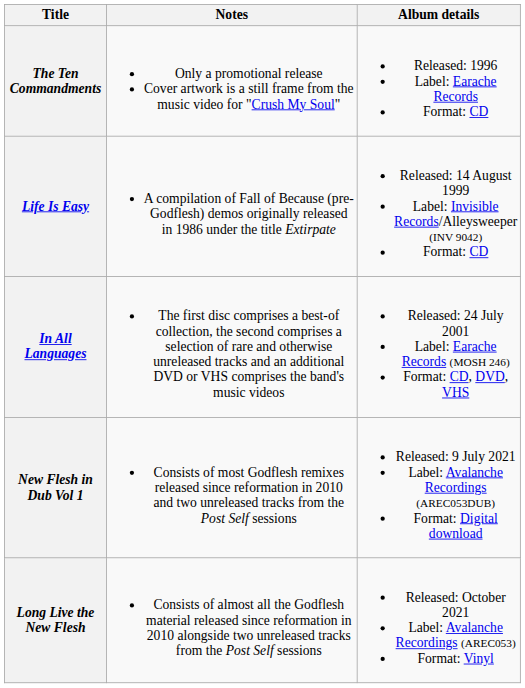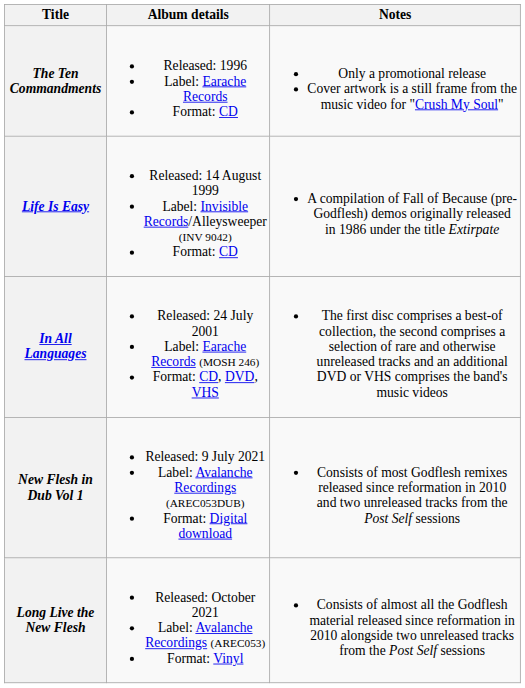columns swapped: (439, 15) <-> (232, 15)
